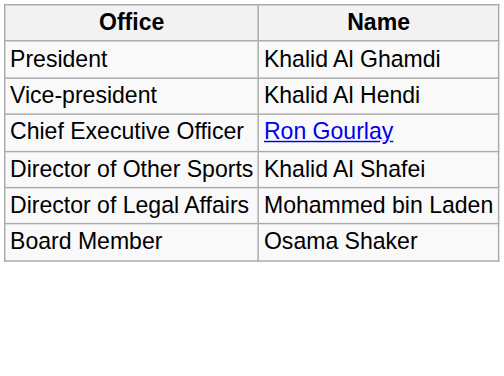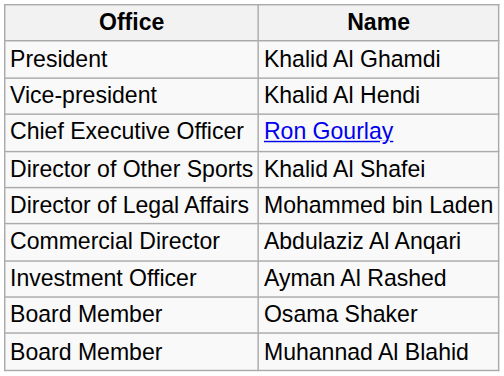+ row: (363, 242)
+ row: (355, 278)
+ row: (366, 351)
